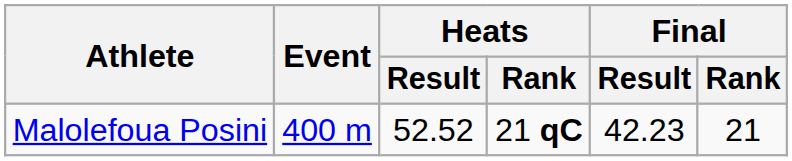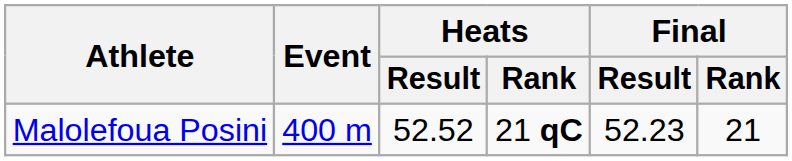(644, 130) 42.23 -> (644, 130) 52.23
